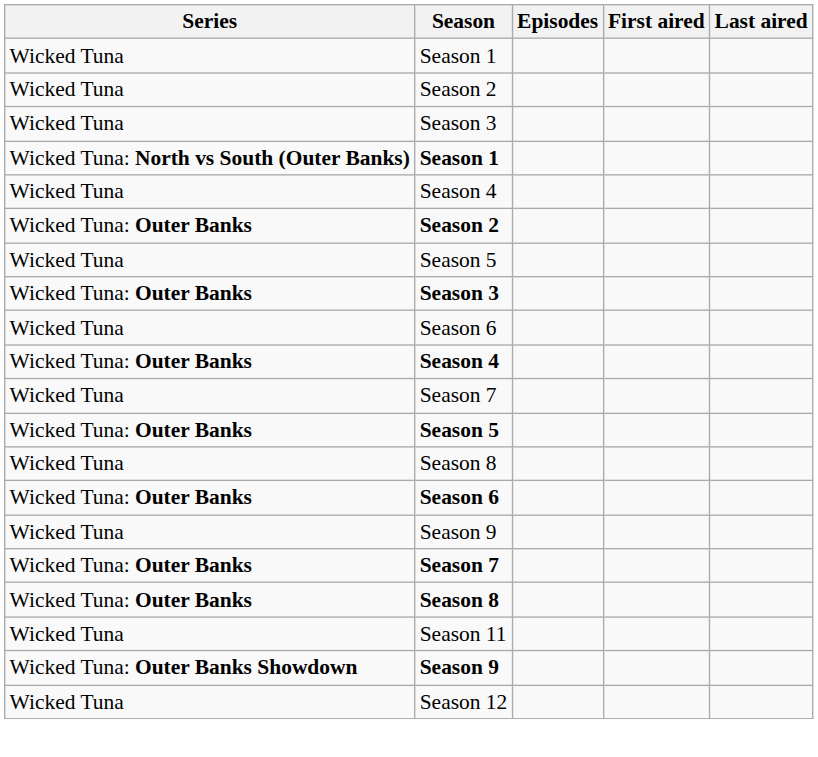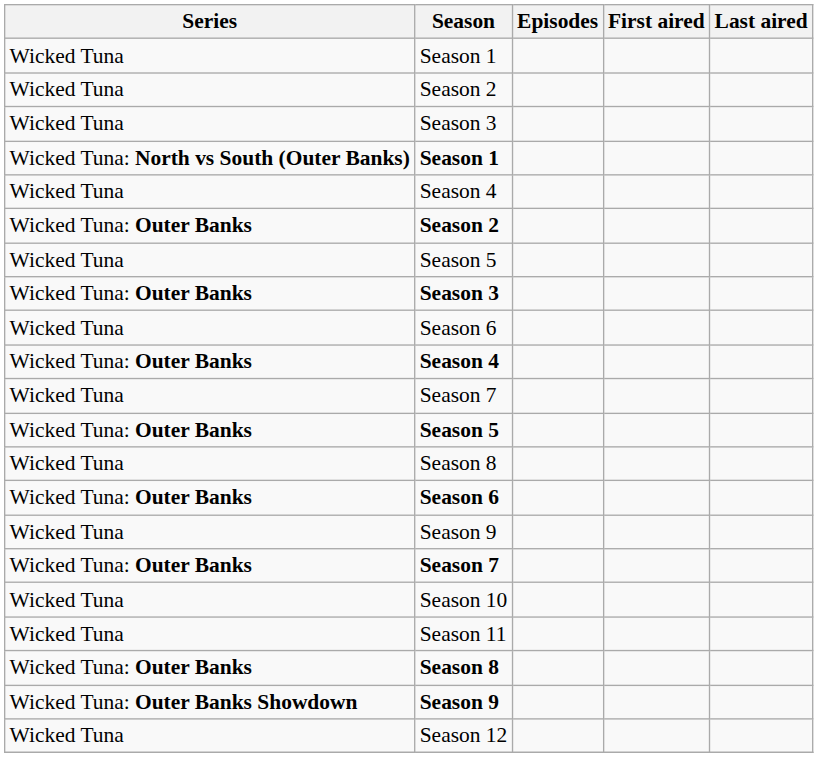+ row: (67, 599)
rows swapped: (131, 599) <-> (67, 633)
